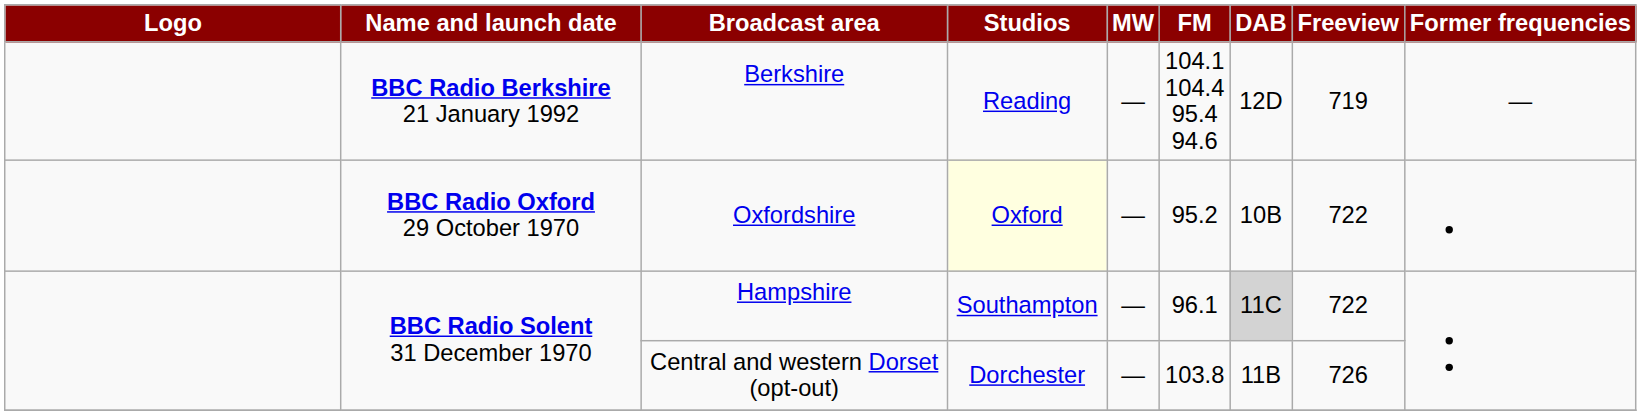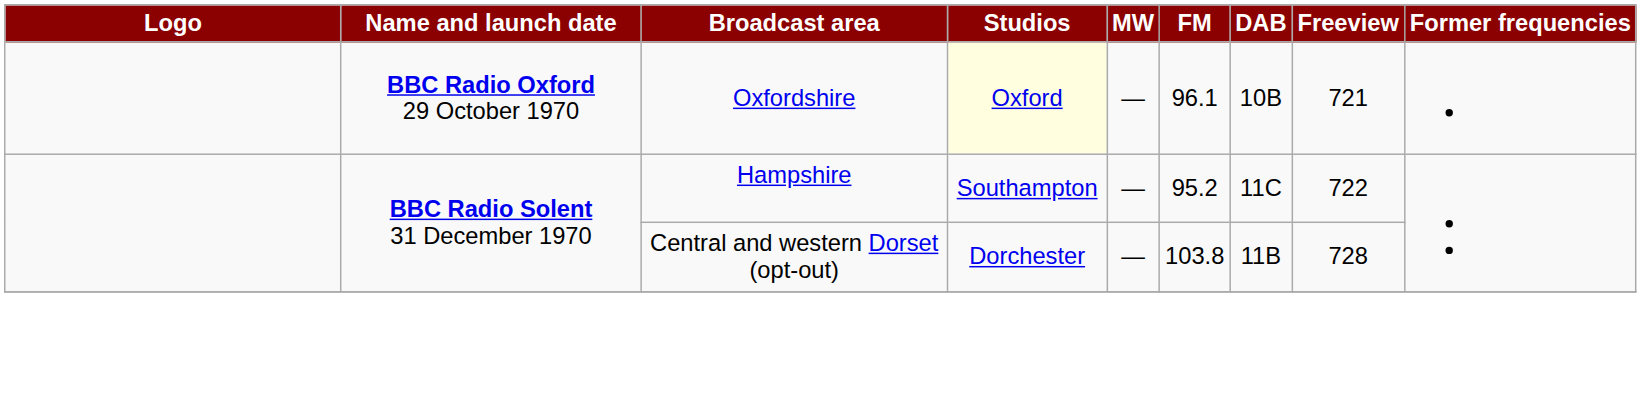- row: (794, 74)
(1195, 215) 95.2 -> (1195, 97) 96.1
(1348, 215) 722 -> (1348, 97) 721
(1195, 305) 96.1 -> (1195, 188) 95.2
(1261, 305) lightgrey background -> (1261, 188) no background
(1348, 374) 726 -> (1348, 257) 728
